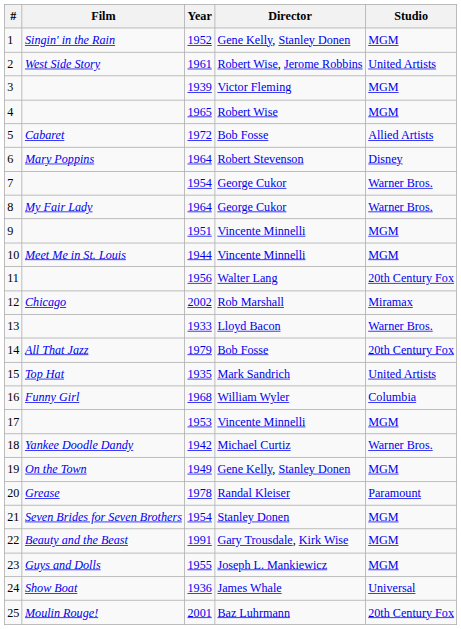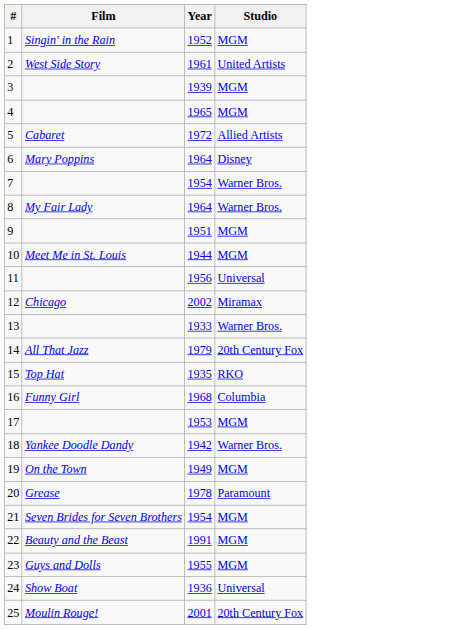- column: (290, 16)
(411, 278) 20th Century Fox -> (241, 278) Universal
(402, 374) United Artists -> (230, 374) RKO
